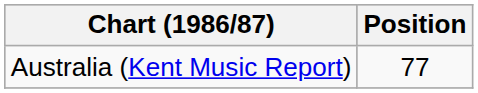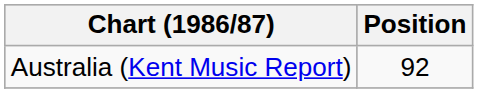(415, 66) 77 -> (415, 66) 92
